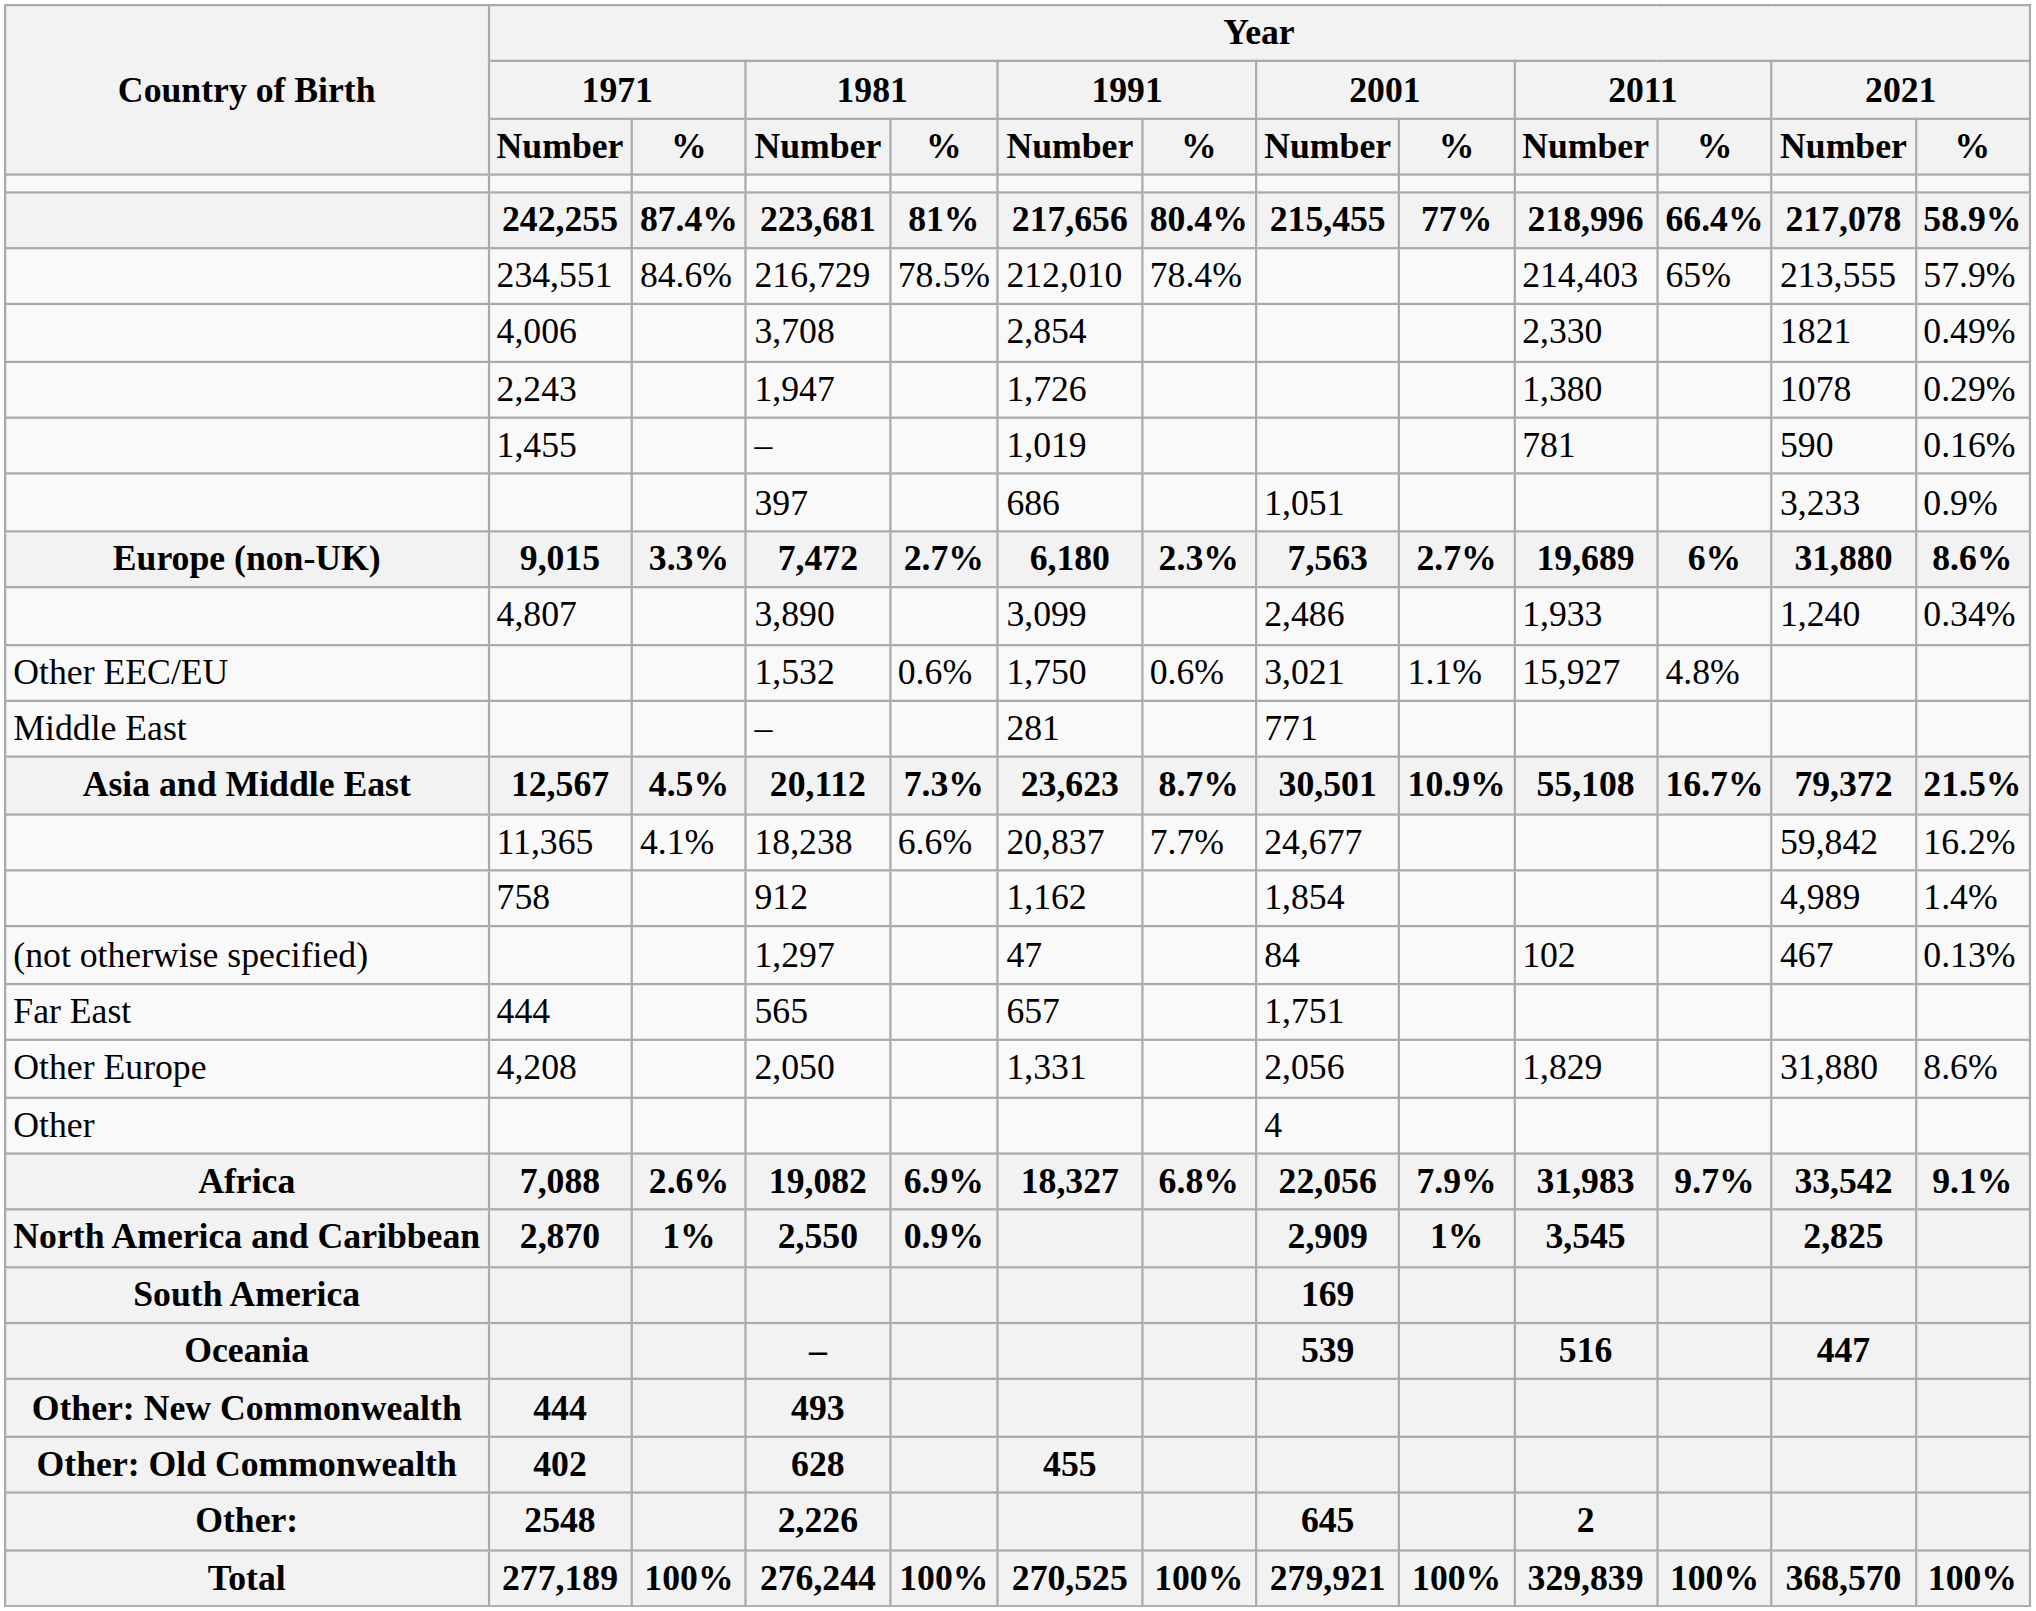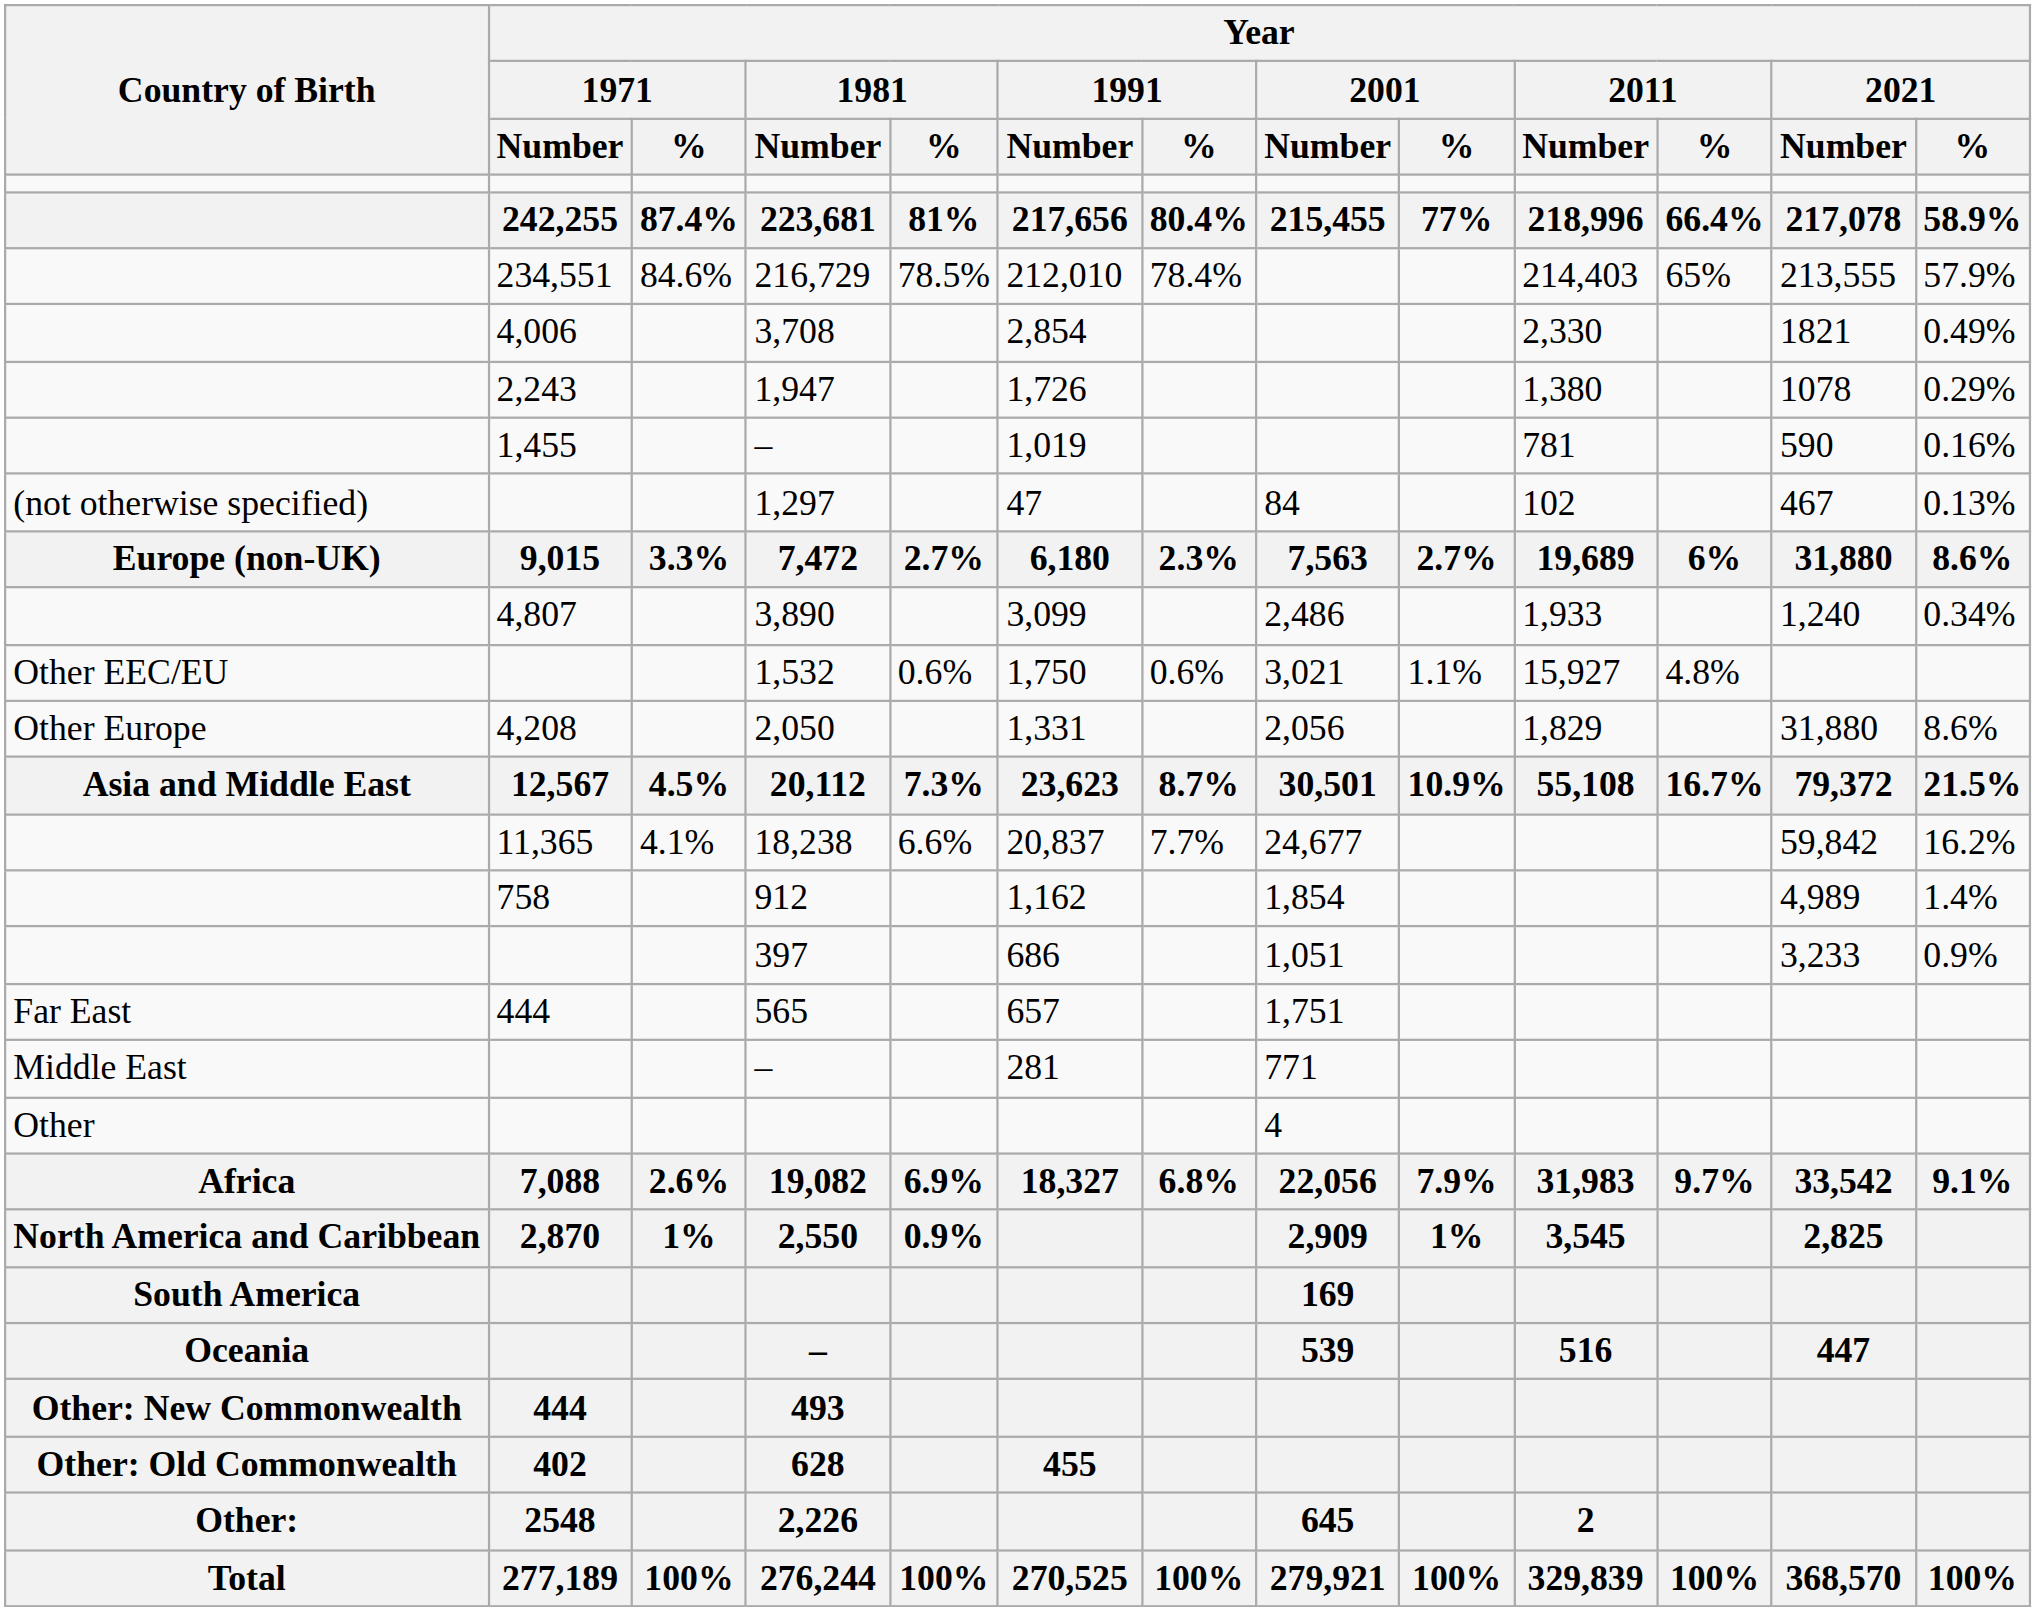rows swapped: (191, 954) <-> (247, 503)
rows swapped: (110, 1067) <-> (100, 728)
